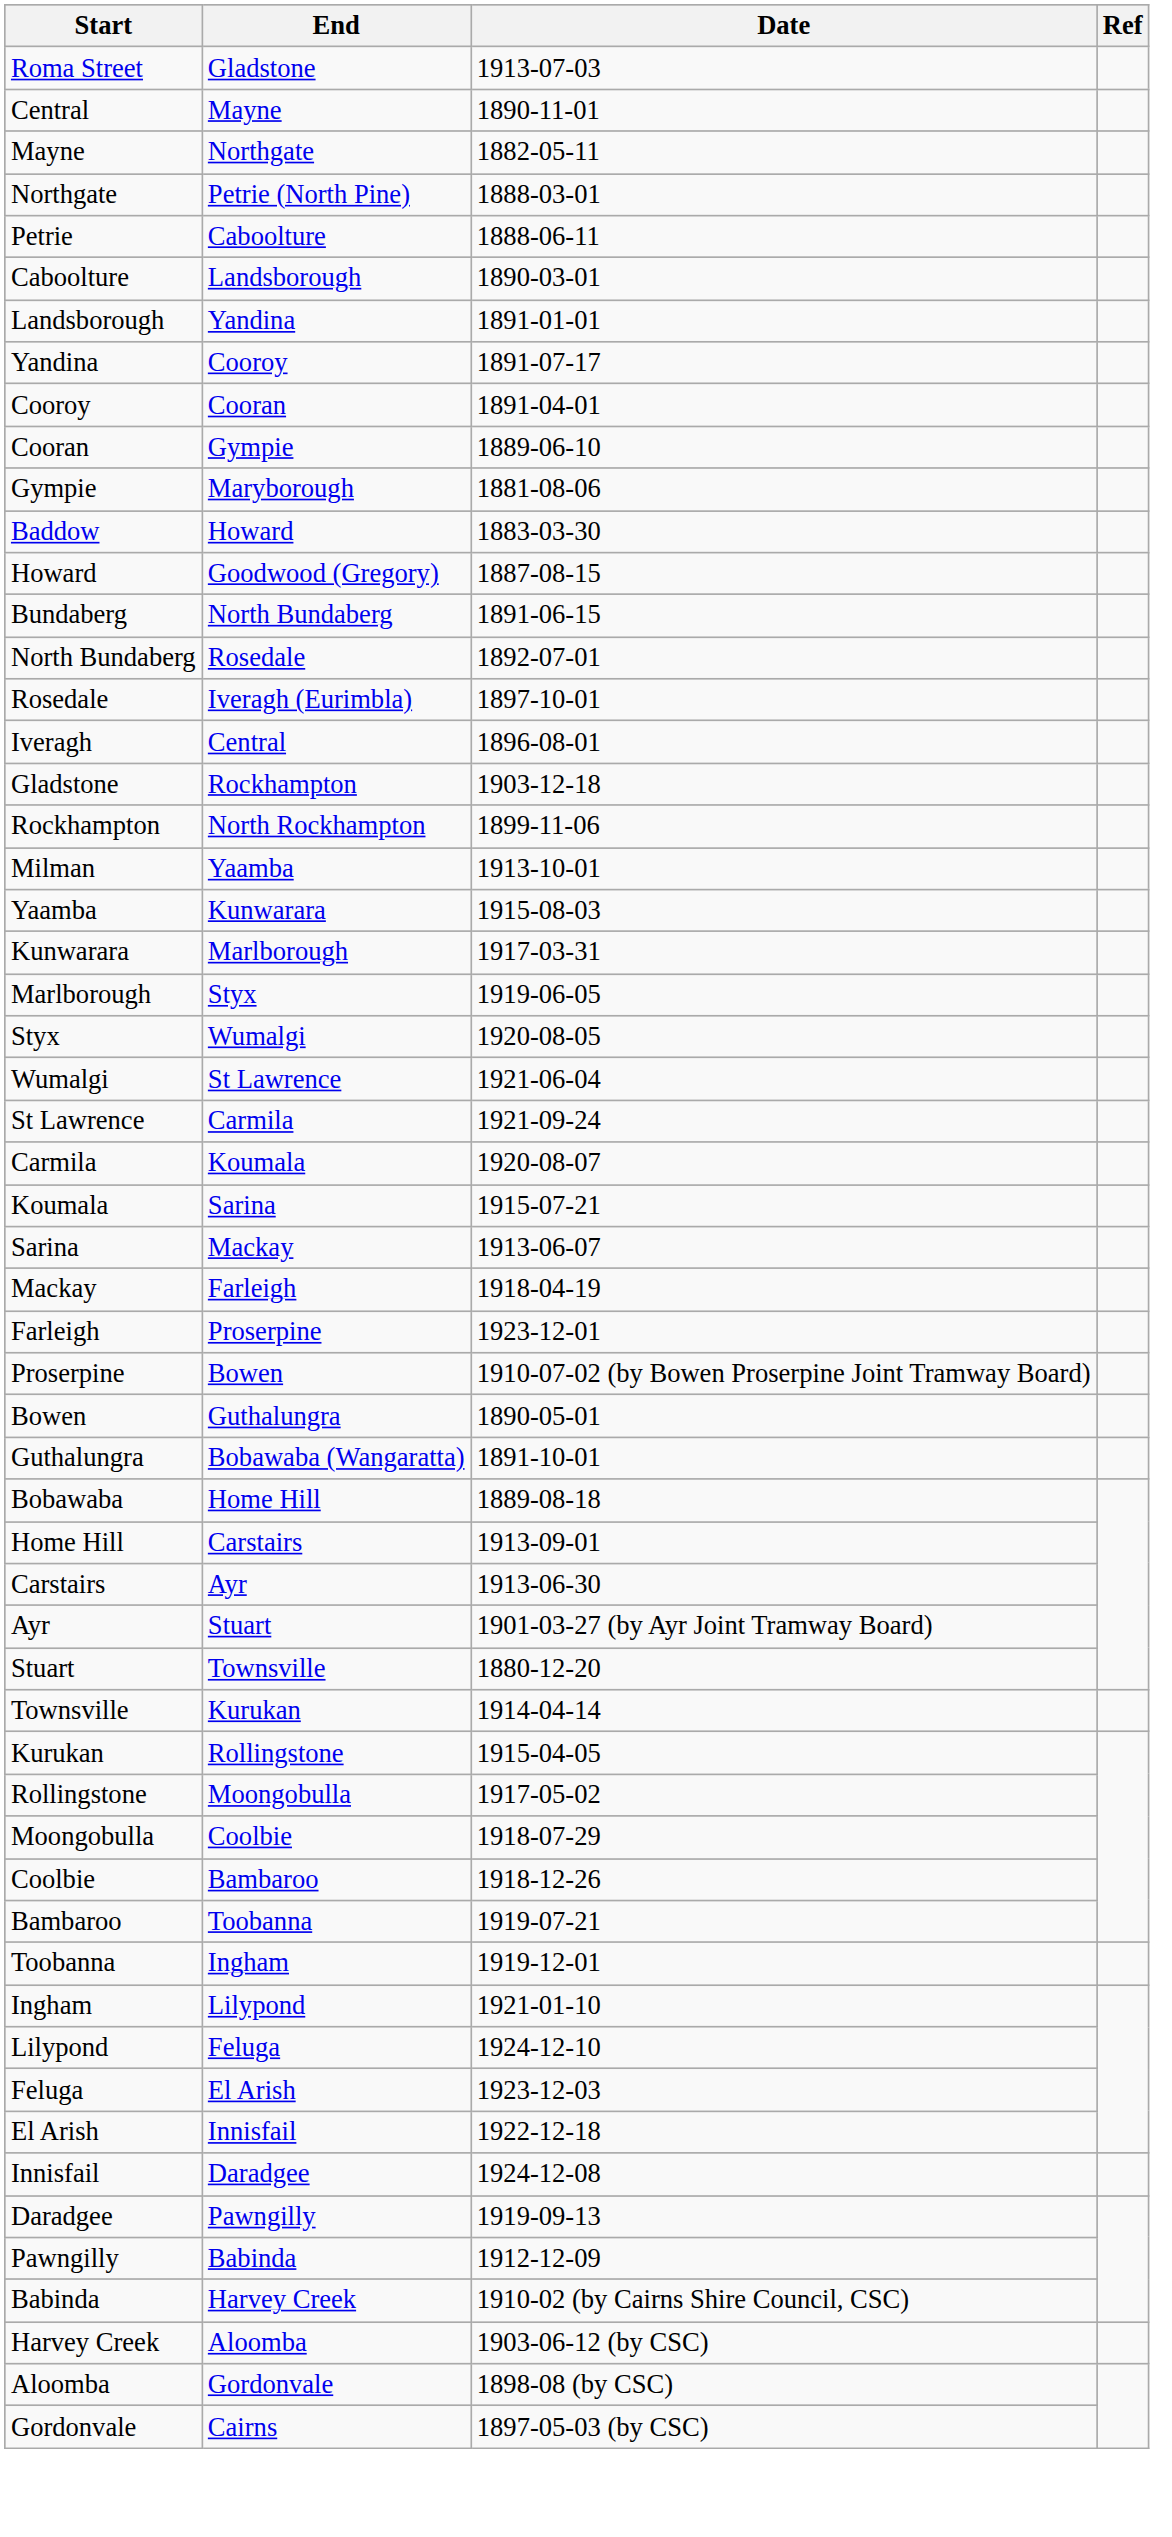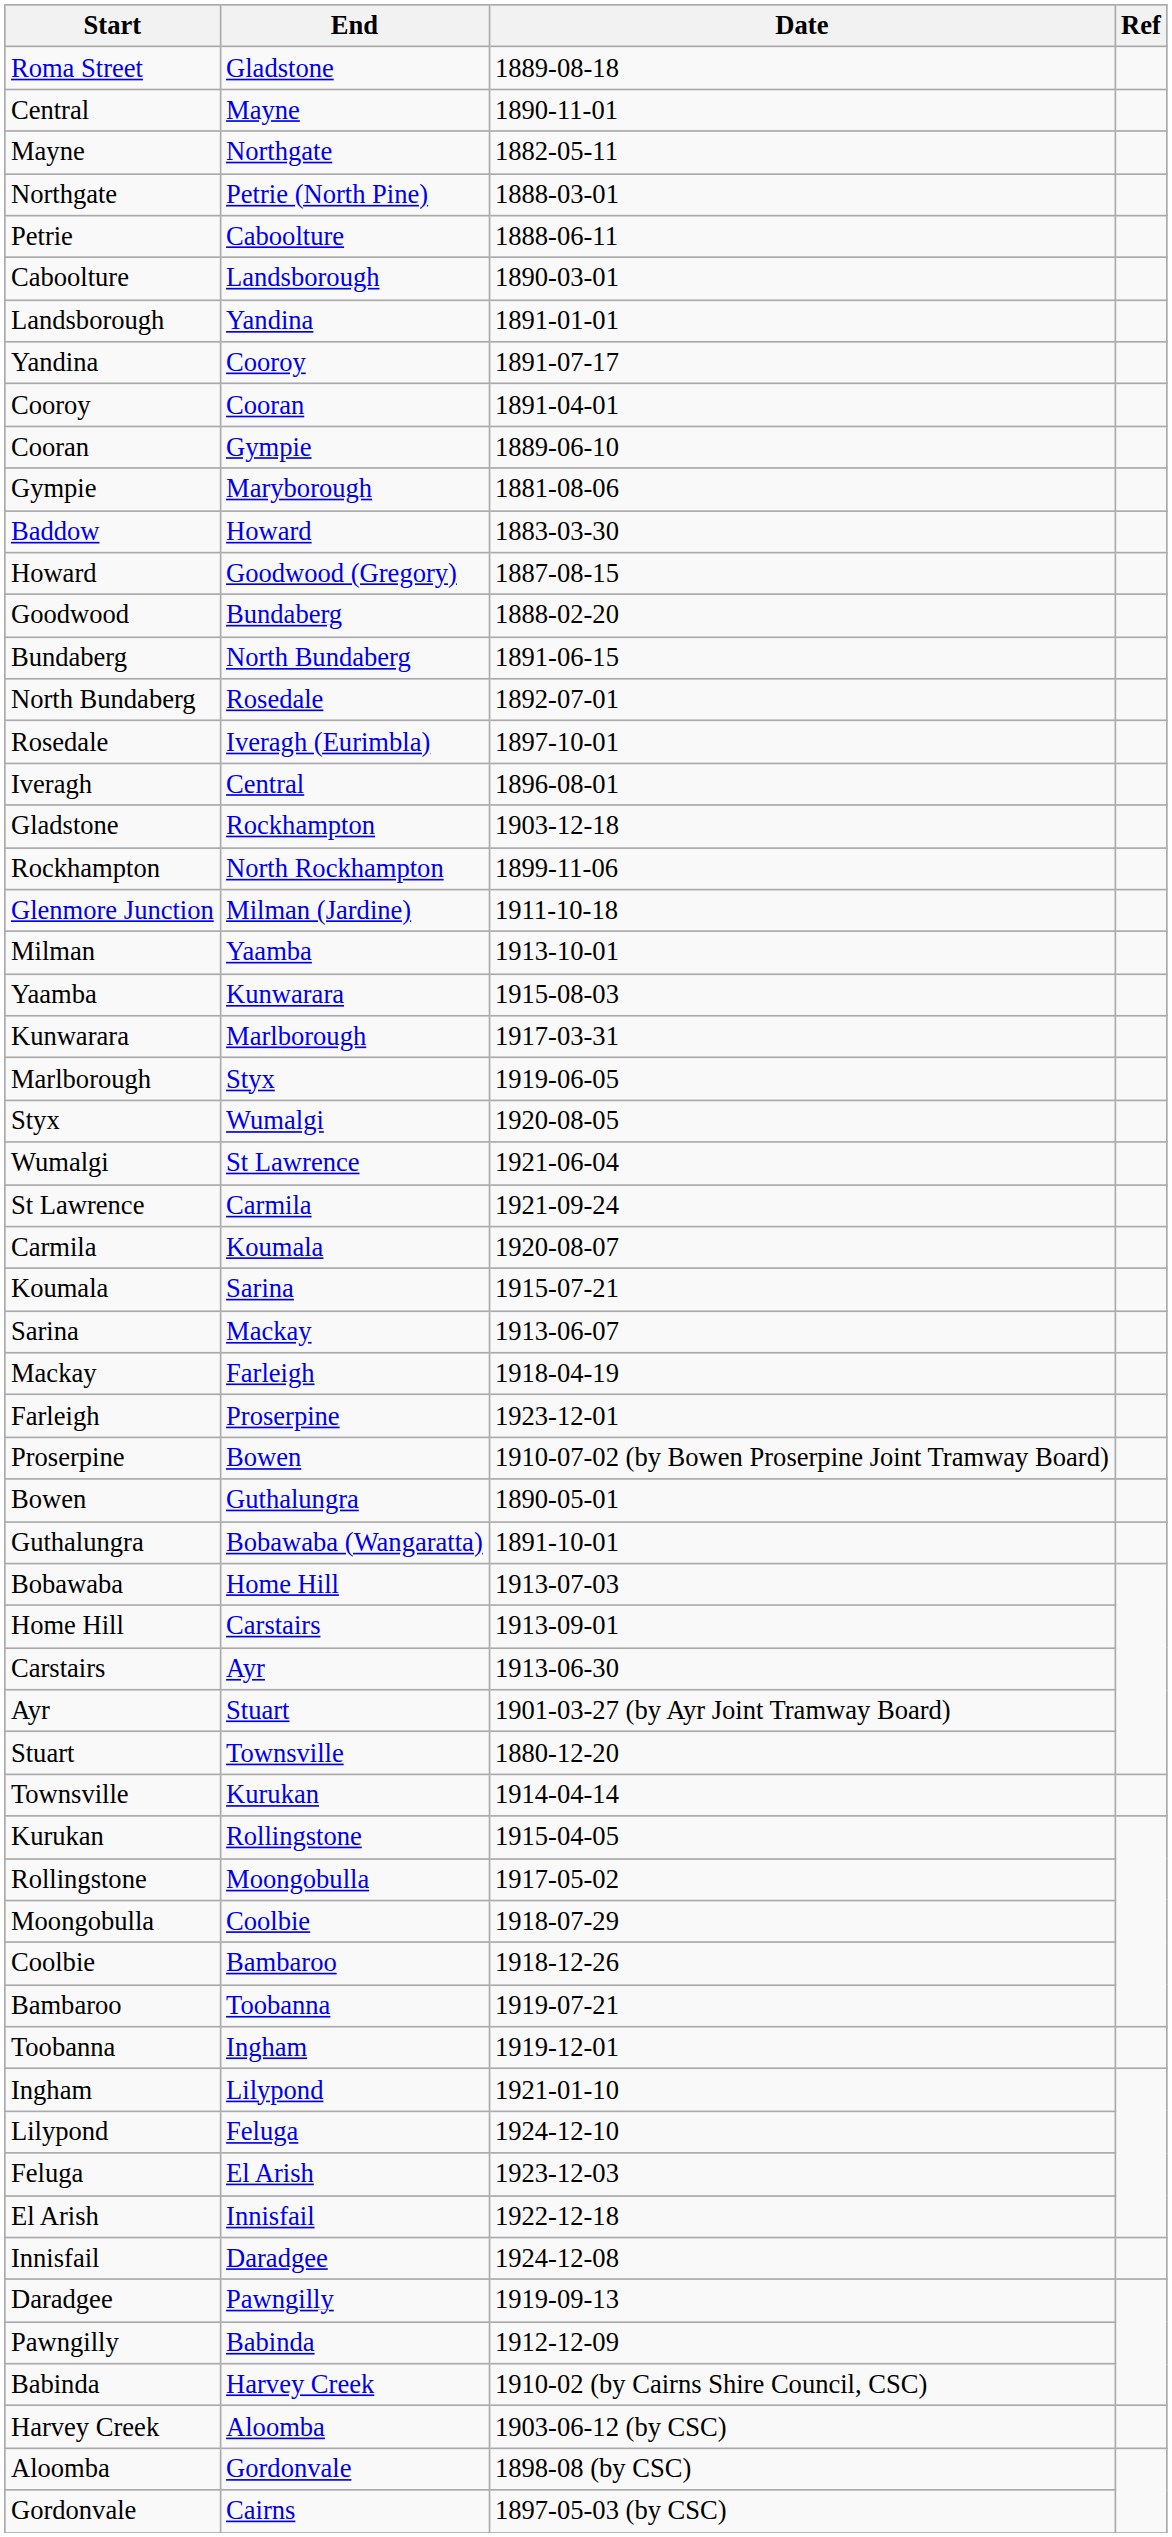(539, 67) 1913-07-03 -> (557, 67) 1889-08-18
+ row: (70, 615)
+ row: (112, 910)
(539, 1499) 1889-08-18 -> (557, 1584) 1913-07-03
